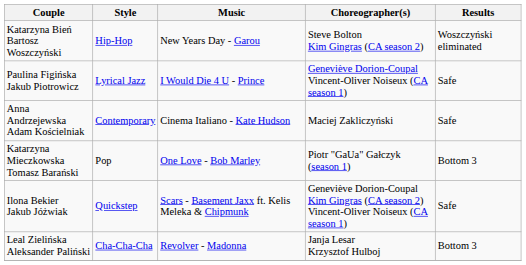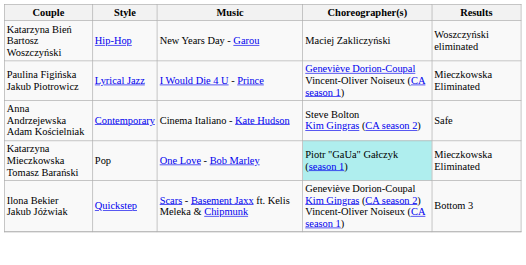(366, 40) Steve Bolton Kim Gingras (CA season 2) -> (348, 40) Maciej Zakliczyński
(447, 80) Safe -> (463, 80) Mieczkowska Eliminated
(350, 120) Maciej Zakliczyński -> (363, 120) Steve Bolton Kim Gingras (CA season 2)
(354, 160) no background -> (352, 160) paleturquoise background
(457, 160) Bottom 3 -> (463, 160) Mieczkowska Eliminated
(447, 206) Safe -> (454, 206) Bottom 3
- row: (48, 246)
